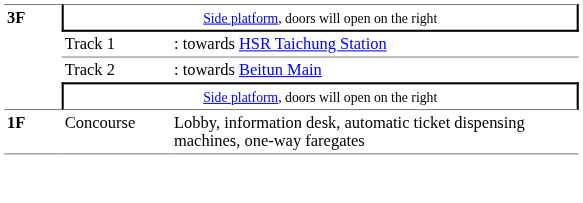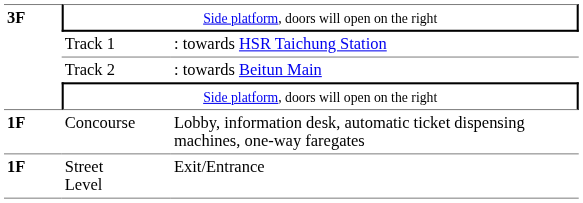+ row: (84, 175)
